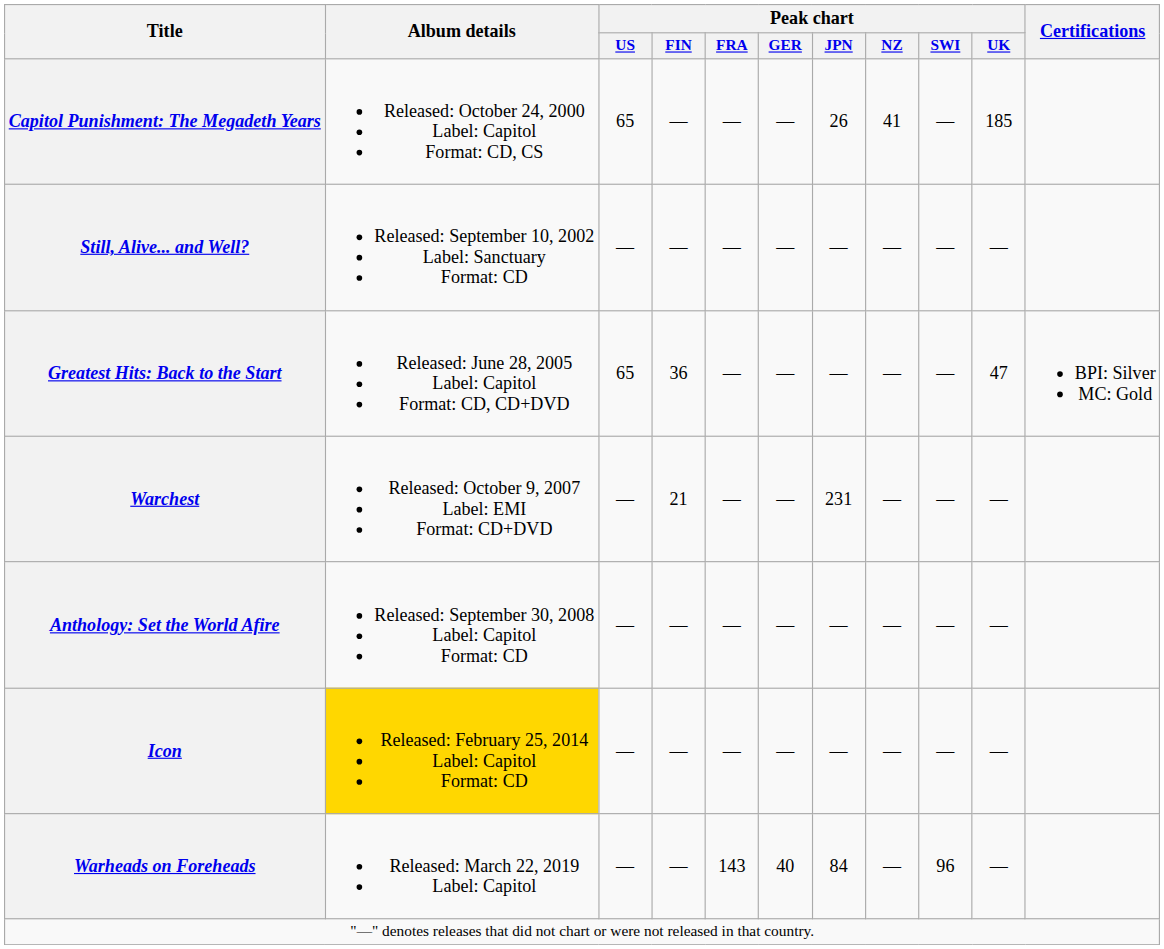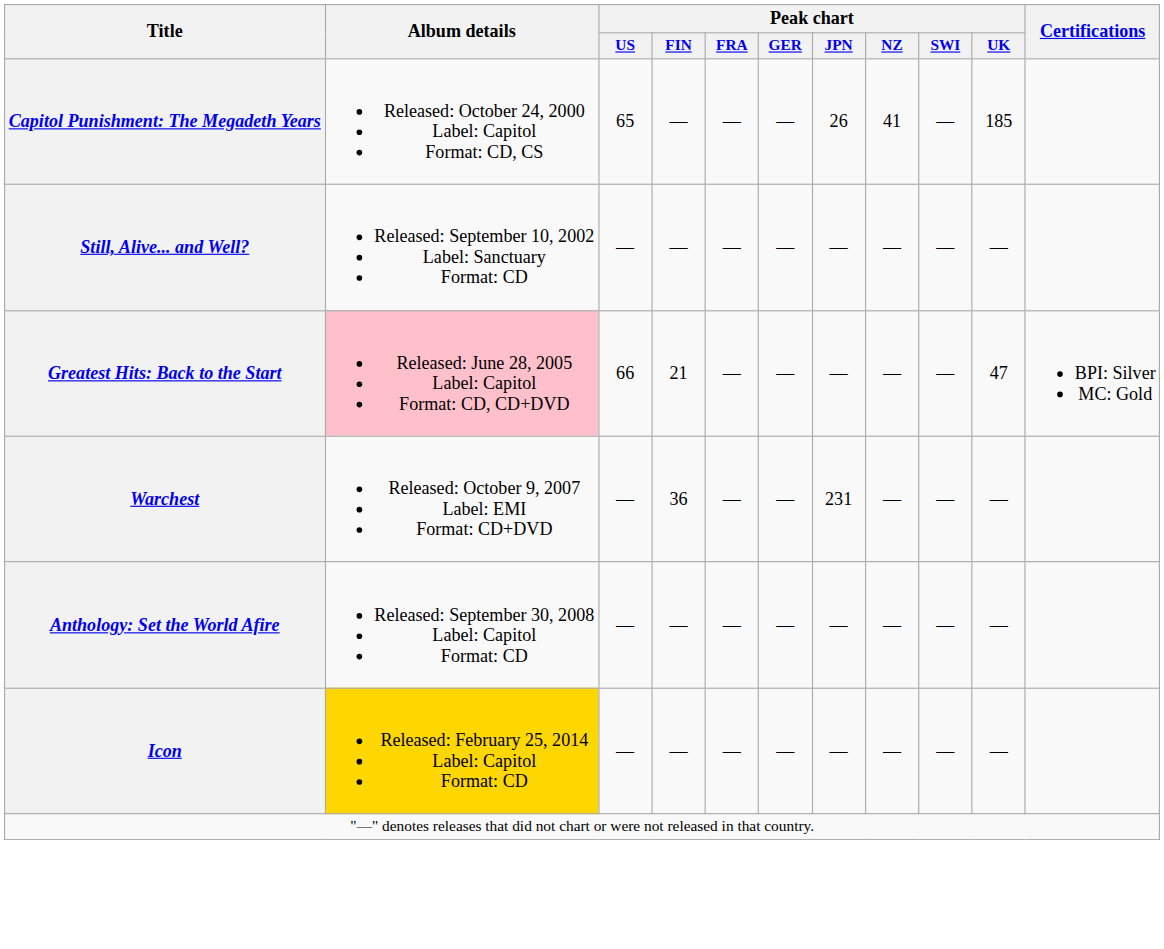(462, 383) no background -> (462, 383) pink background
(625, 373) 65 -> (625, 373) 66
(679, 373) 36 -> (679, 373) 21
(679, 499) 21 -> (679, 499) 36
- row: (165, 866)
